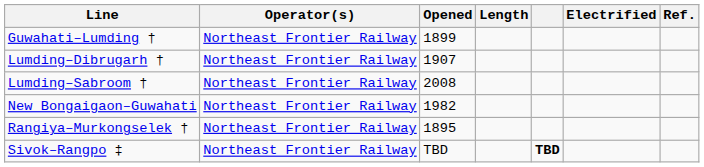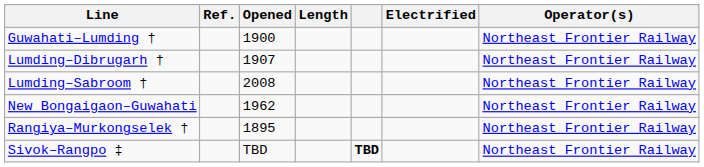columns swapped: (310, 16) <-> (680, 16)
(440, 38) 1899 -> (259, 38) 1900
(440, 106) 1982 -> (259, 106) 1962
